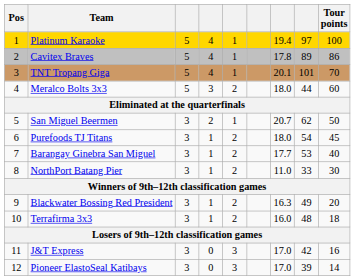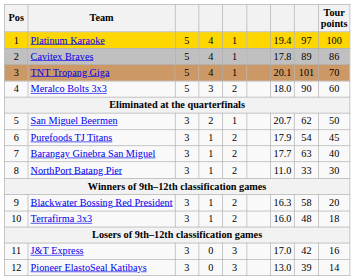(306, 89) 44 -> (306, 89) 90
(283, 137) 18.0 -> (283, 137) 17.9
(306, 154) 53 -> (306, 154) 63
(306, 202) 49 -> (306, 202) 58
(283, 267) 17.0 -> (283, 267) 13.0
